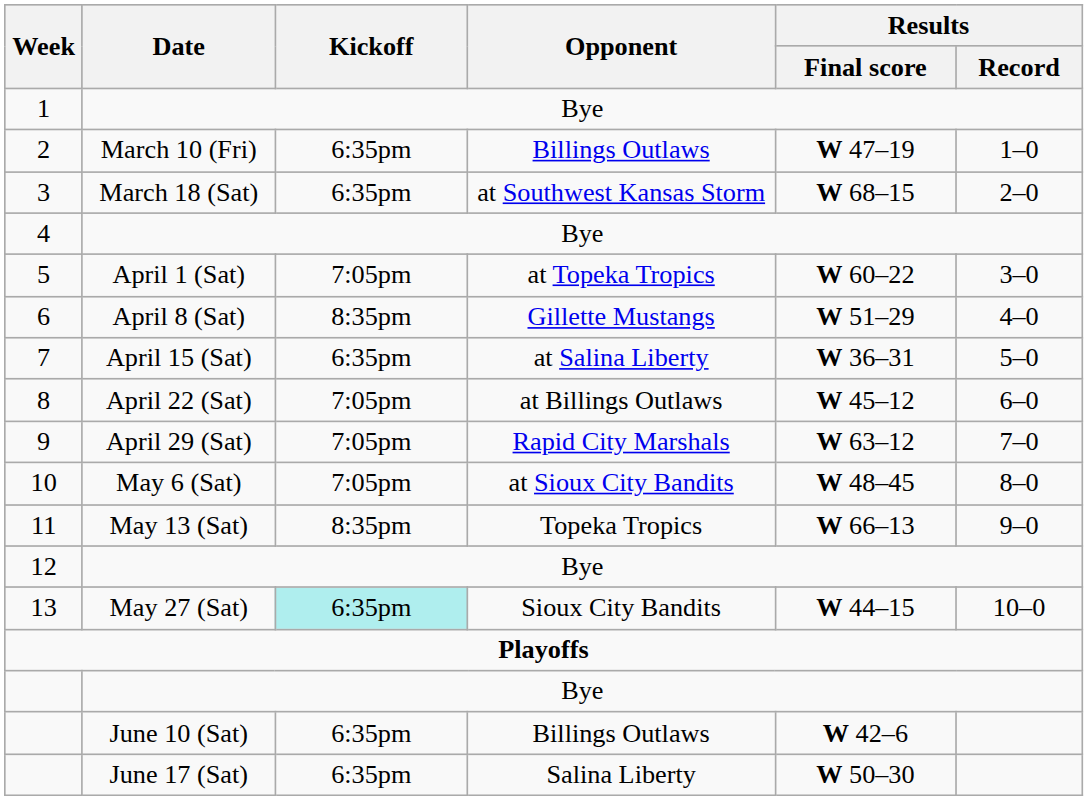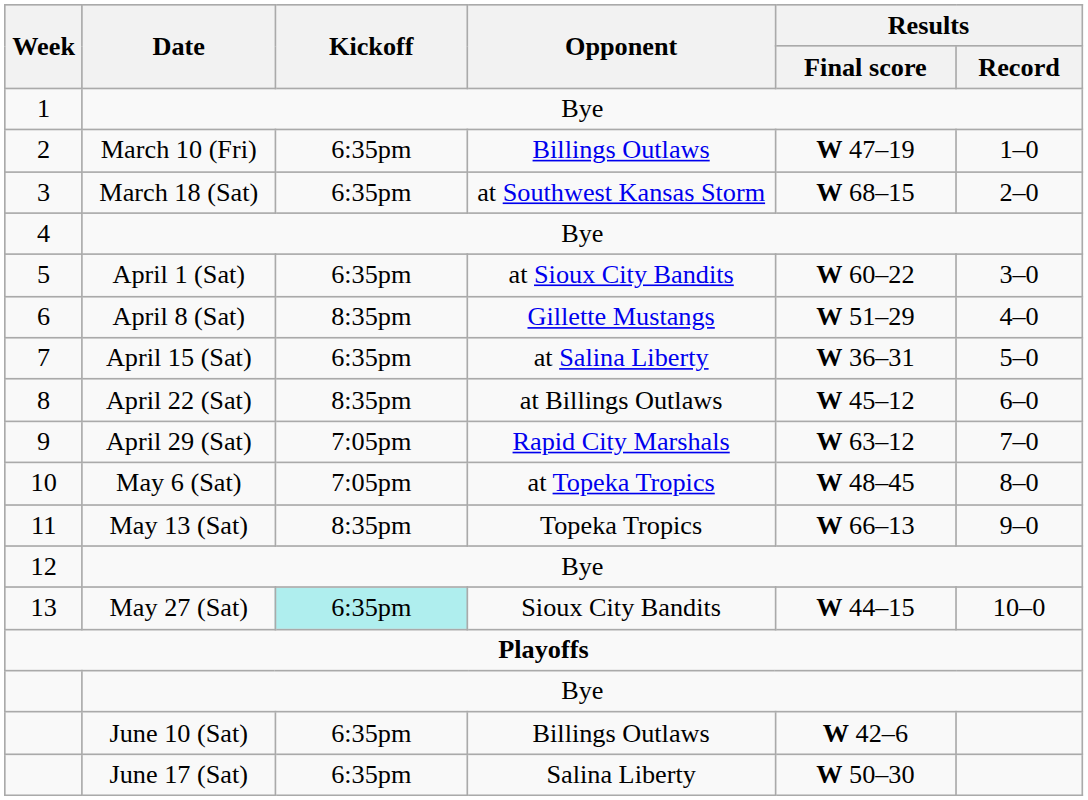(371, 274) 7:05pm -> (371, 274) 6:35pm
(621, 274) at Topeka Tropics -> (621, 274) at Sioux City Bandits
(371, 399) 7:05pm -> (371, 399) 8:35pm
(621, 483) at Sioux City Bandits -> (621, 483) at Topeka Tropics
